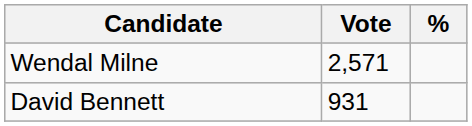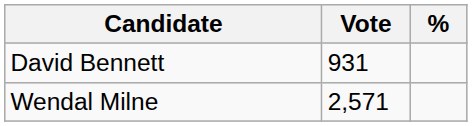rows swapped: (84, 62) <-> (87, 101)
